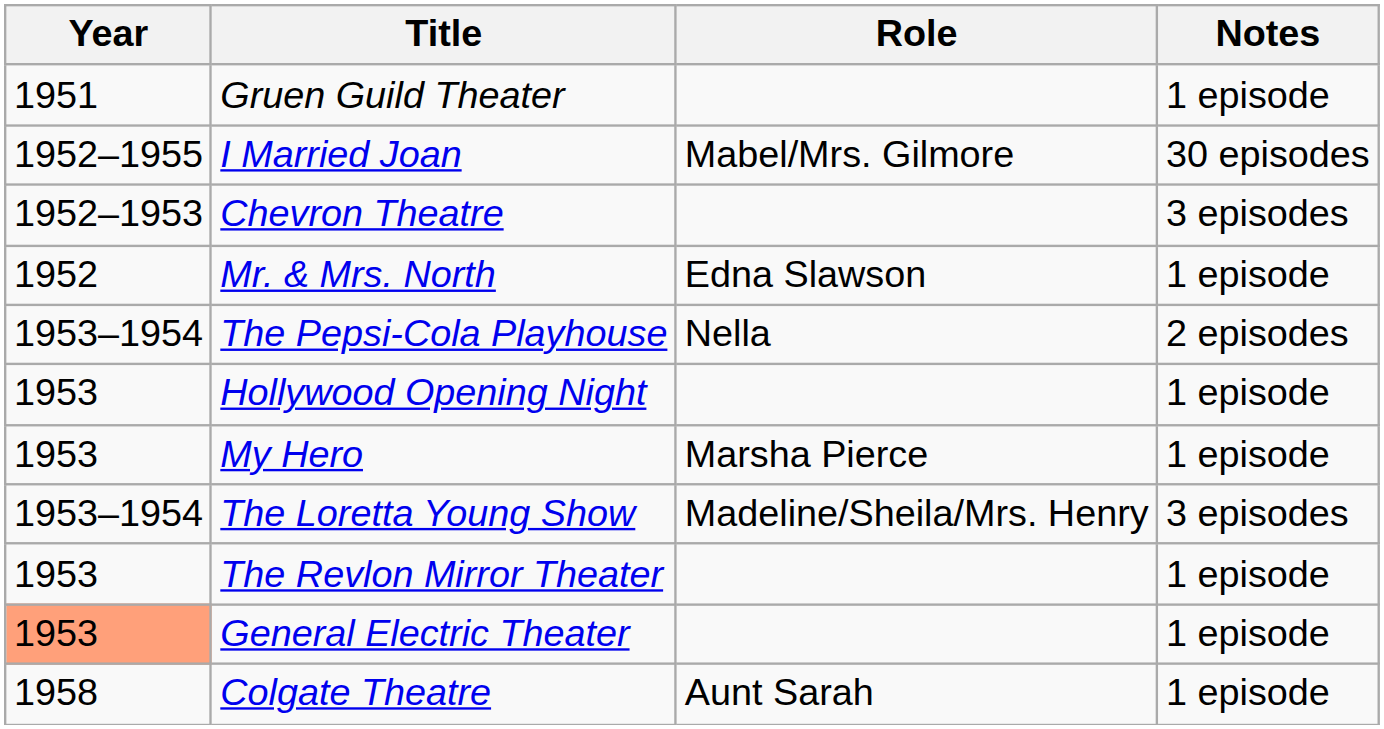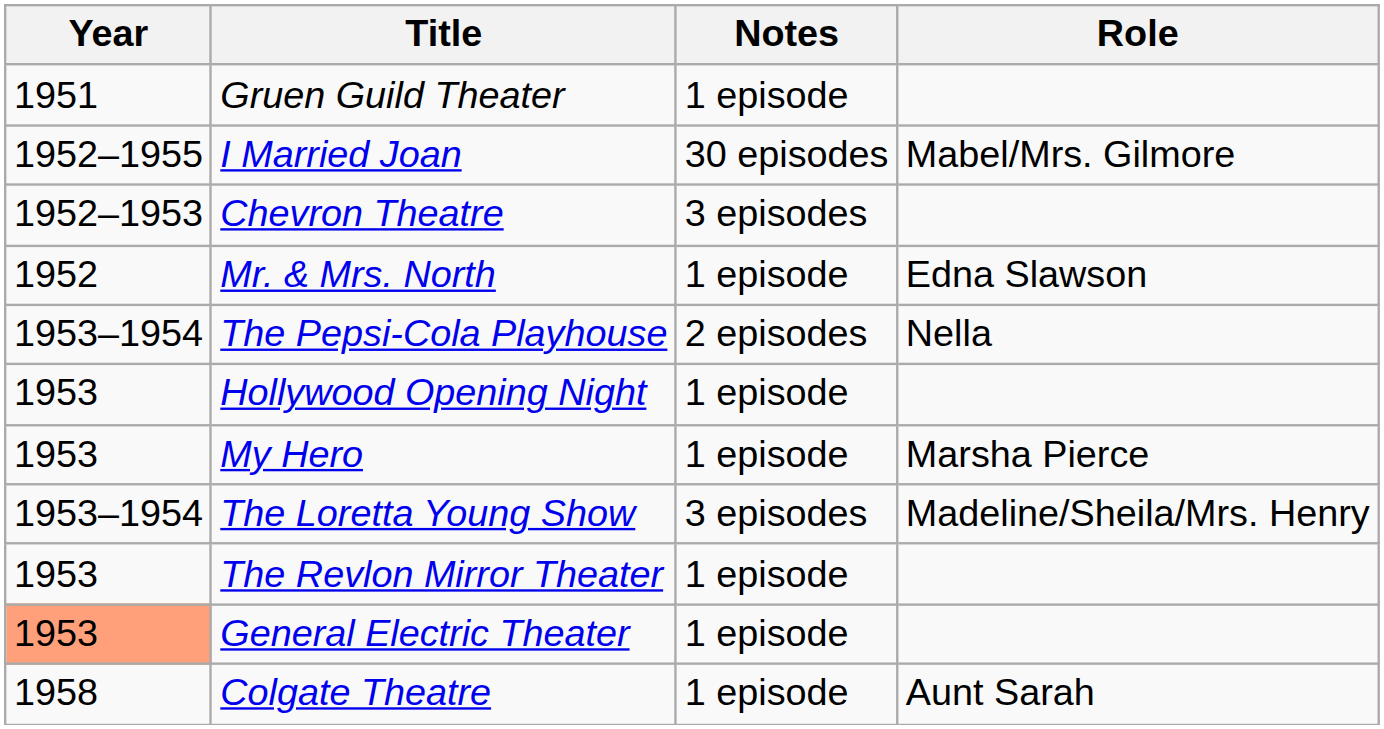columns swapped: (917, 34) <-> (1268, 34)
